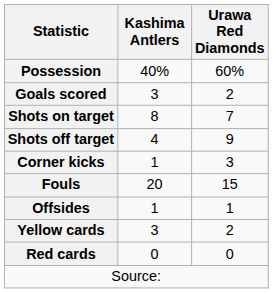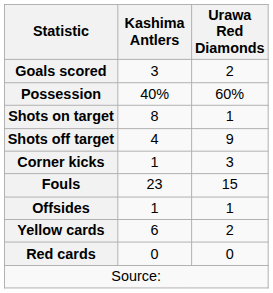rows swapped: (61, 93) <-> (61, 71)
(230, 116) 7 -> (230, 116) 1
(155, 185) 20 -> (155, 185) 23
(155, 231) 3 -> (155, 231) 6
